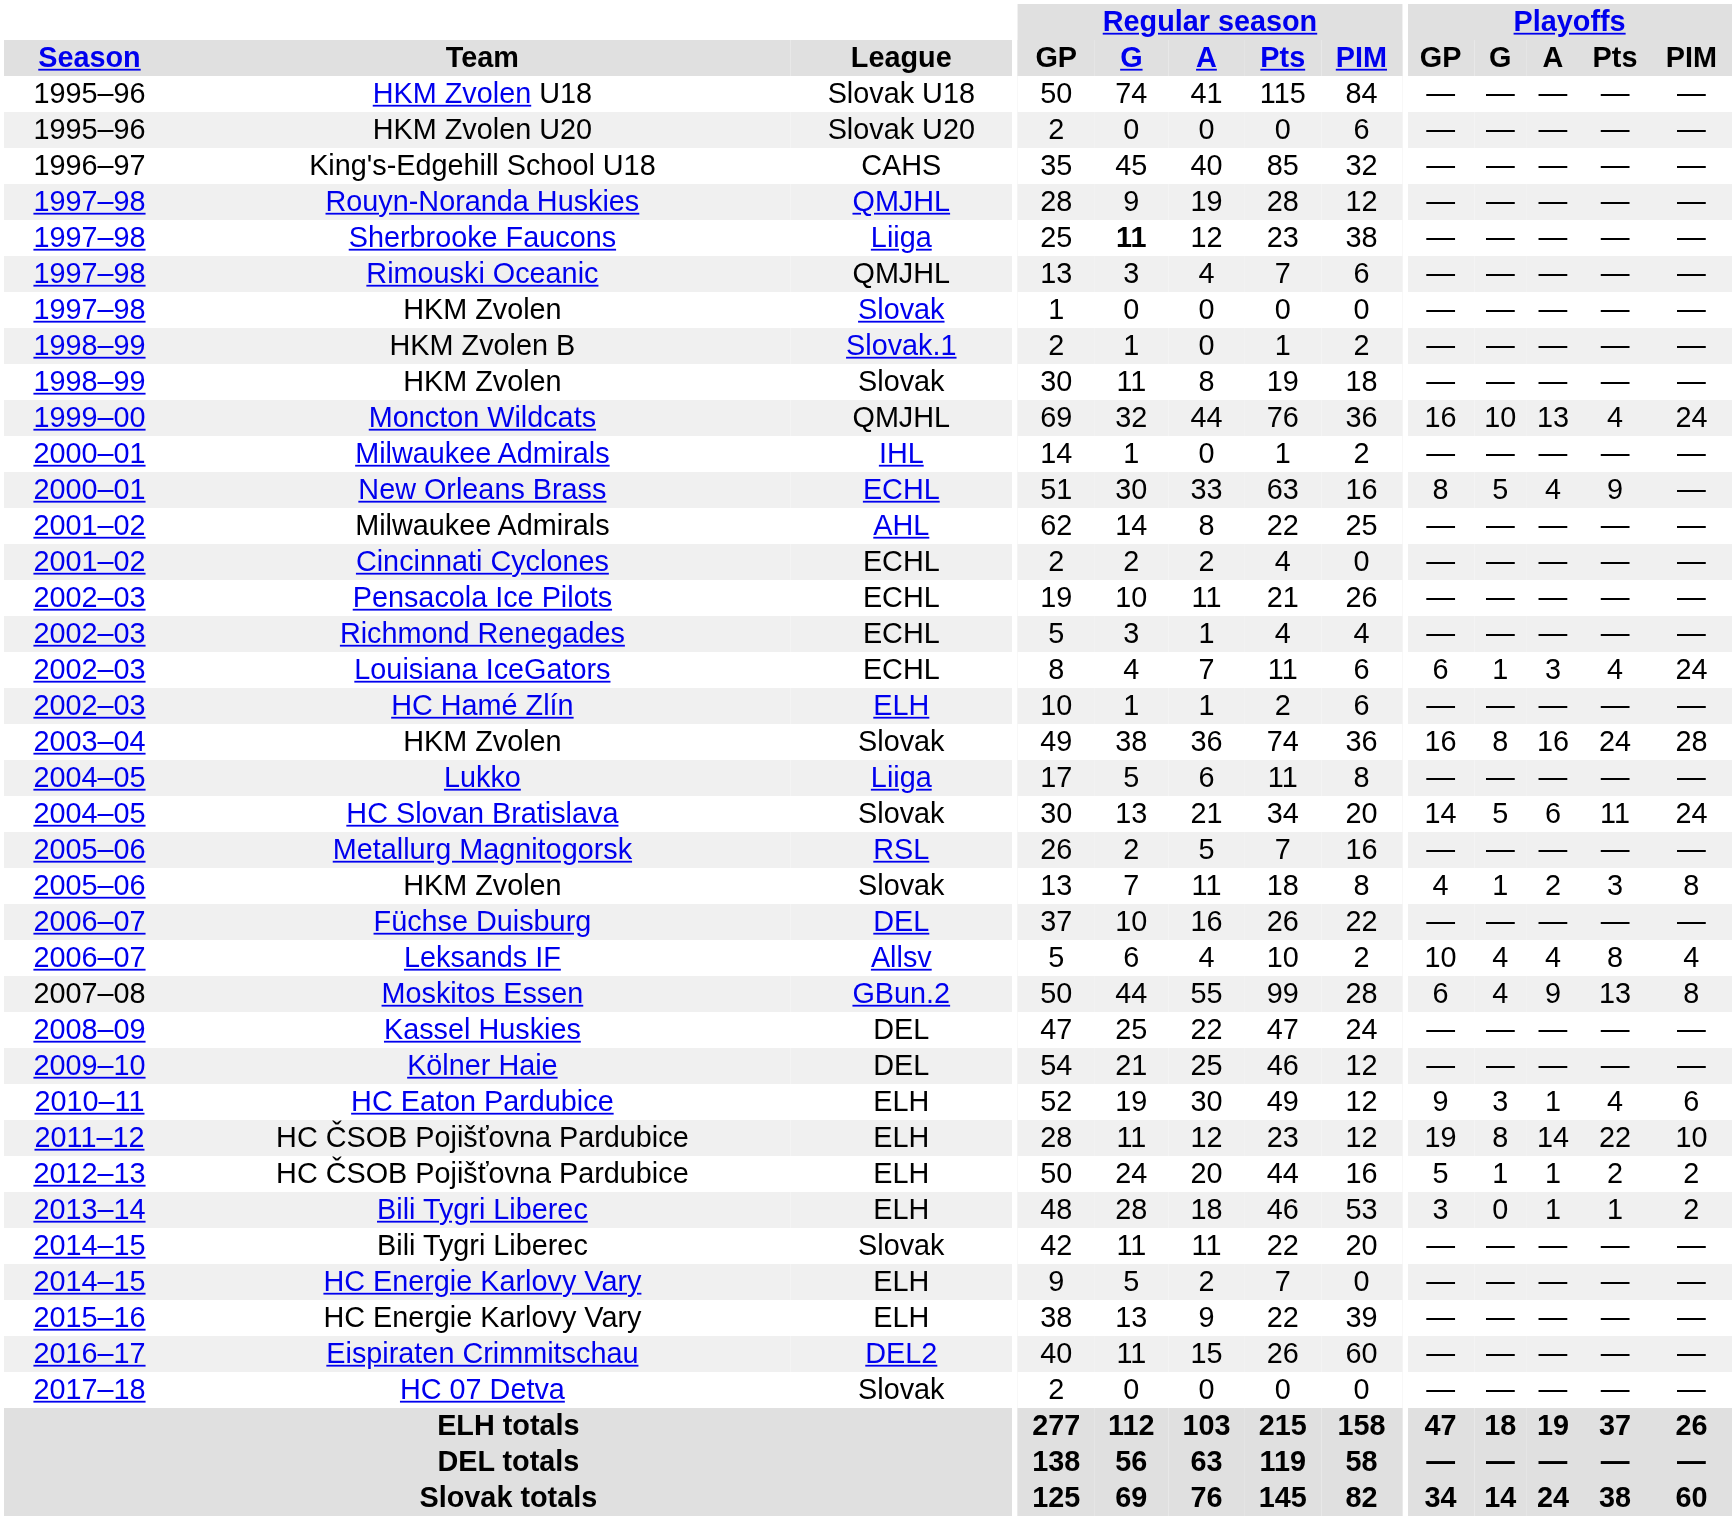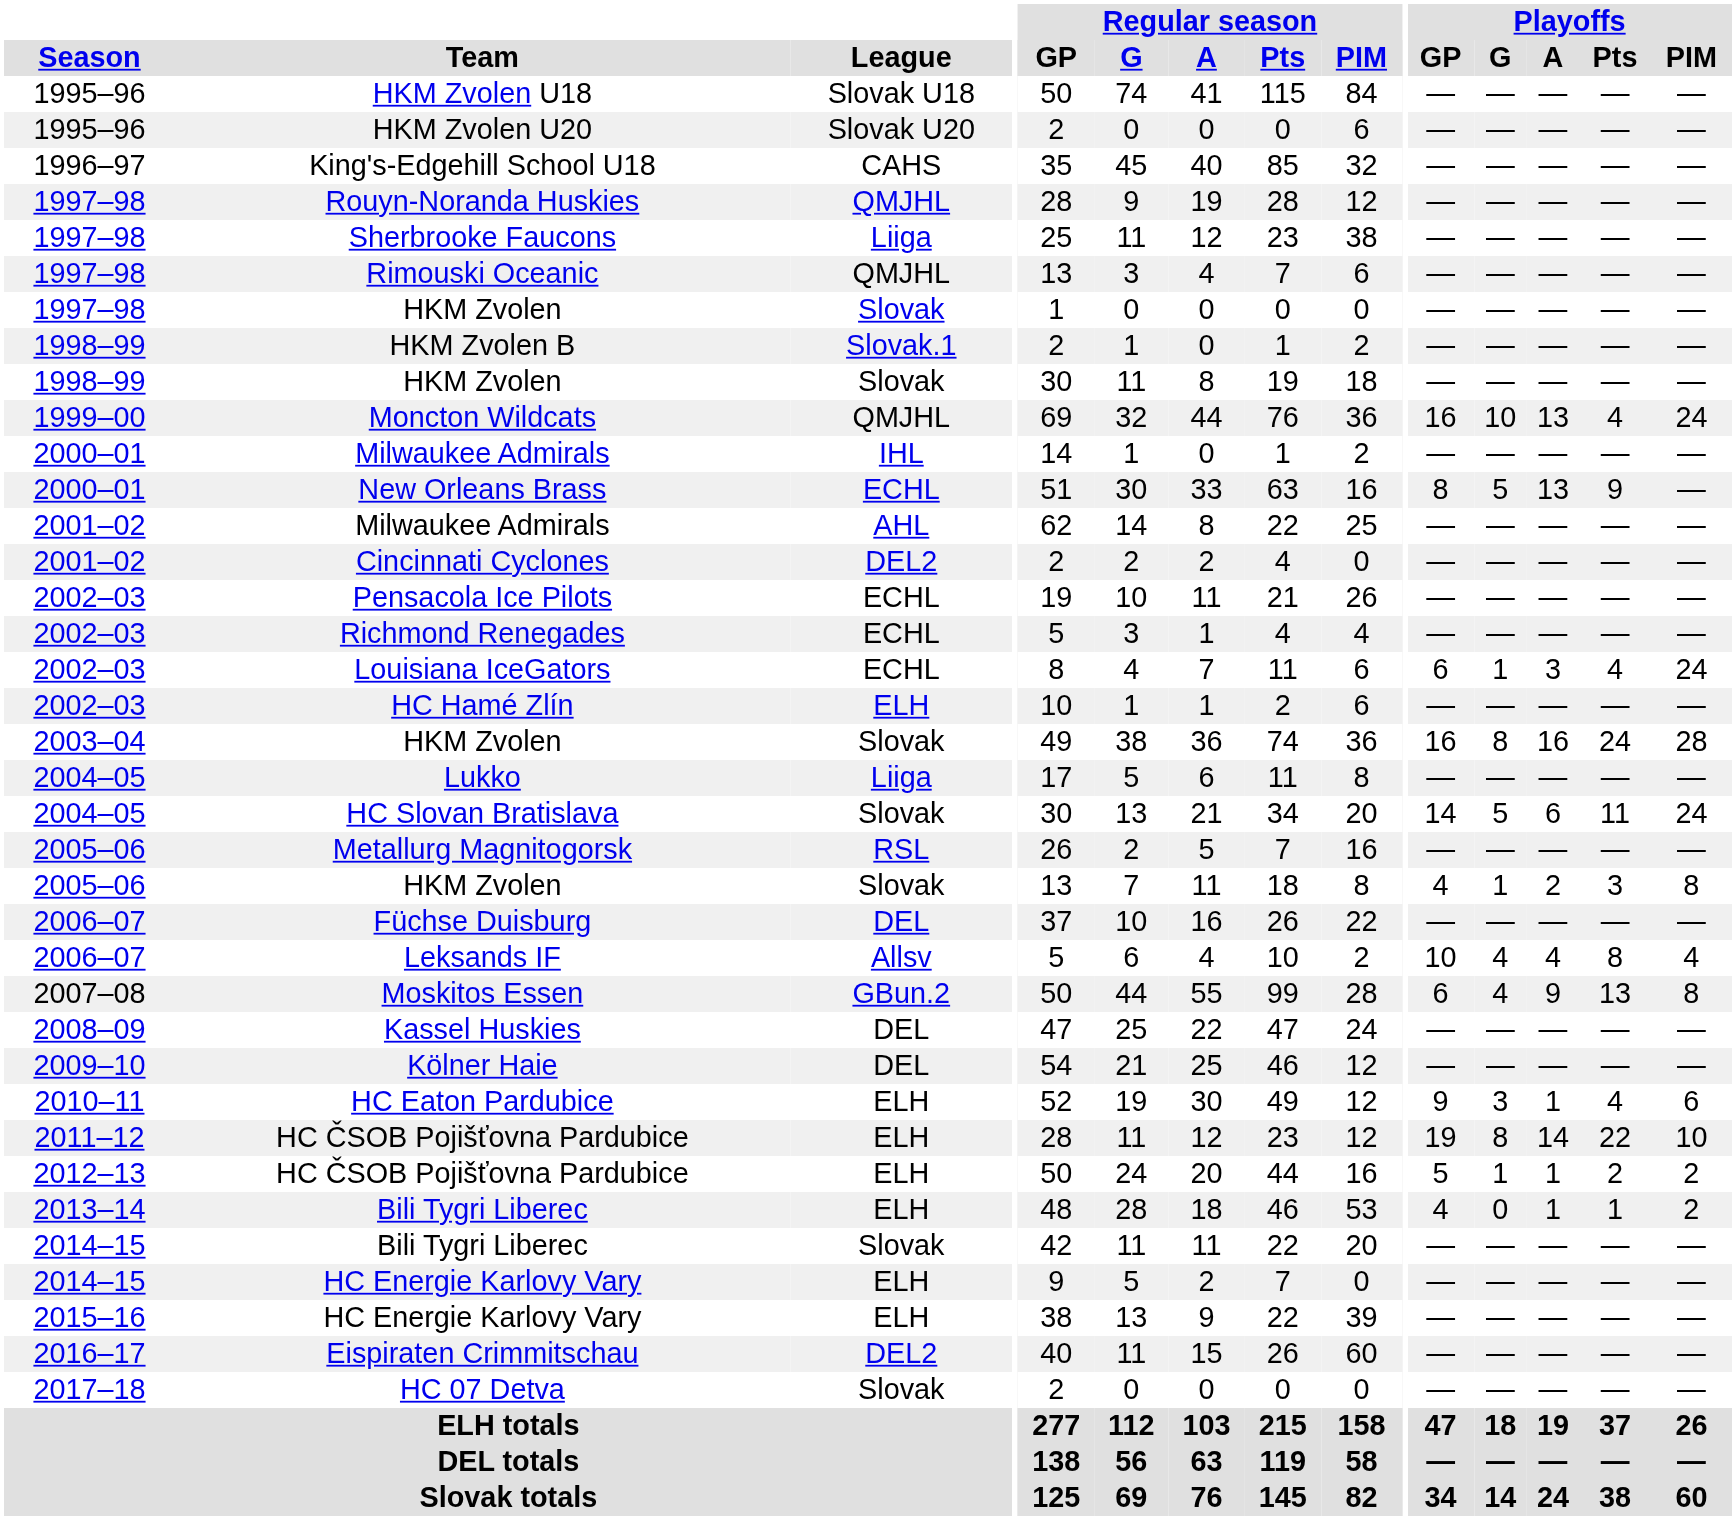(1131, 237) bold -> (1131, 237) normal
(1553, 489) 4 -> (1553, 489) 13
(901, 561) ECHL -> (901, 561) DEL2
(1441, 1209) 3 -> (1441, 1209) 4
